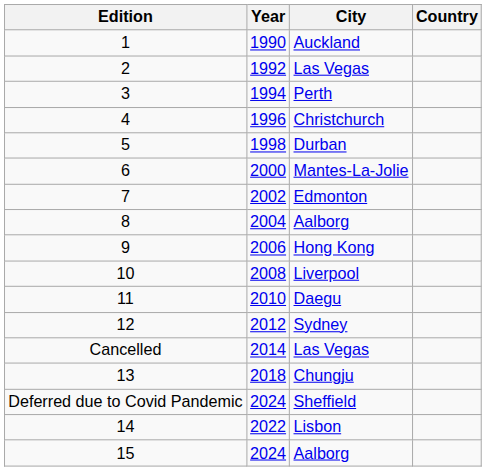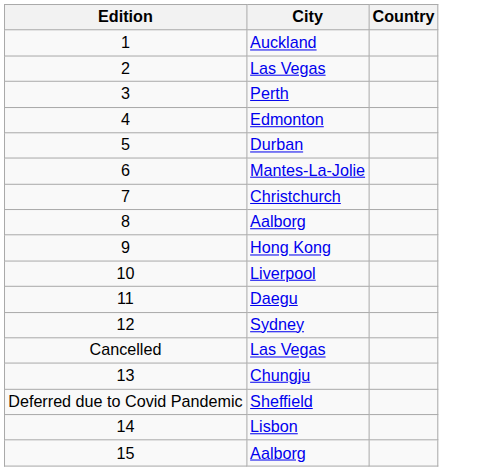- column: (268, 17)
(339, 119) Christchurch -> (287, 119) Edmonton
(330, 196) Edmonton -> (295, 196) Christchurch
